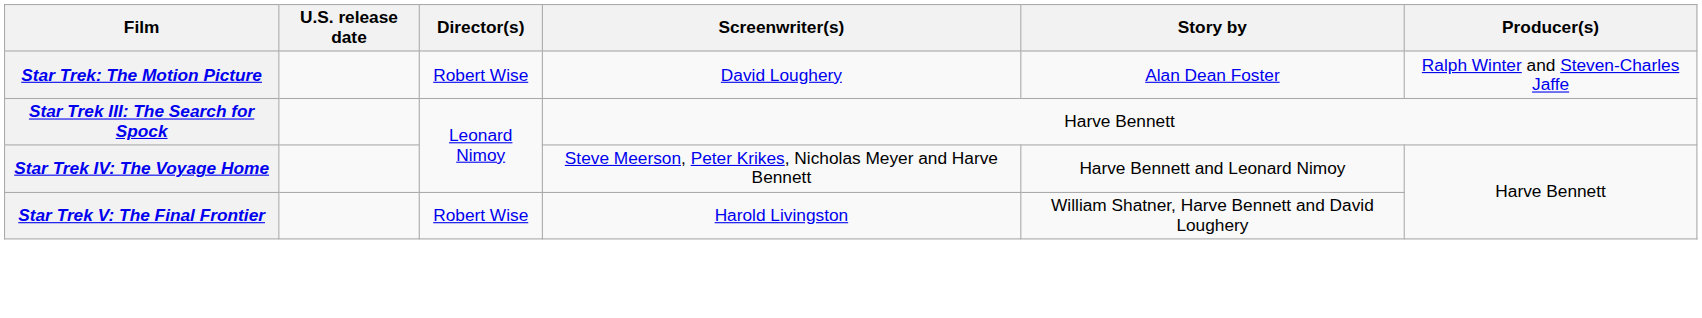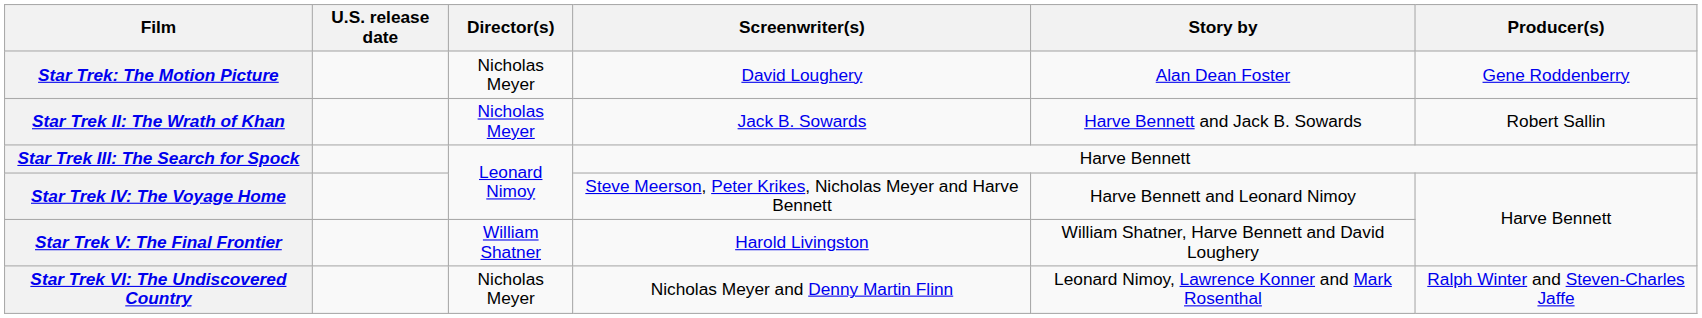(481, 74) Robert Wise -> (511, 74) Nicholas Meyer
(1551, 74) Ralph Winter and Steven-Charles Jaffe -> (1556, 74) Gene Roddenberry
+ row: (158, 121)
(481, 215) Robert Wise -> (511, 242) William Shatner
+ row: (158, 289)
